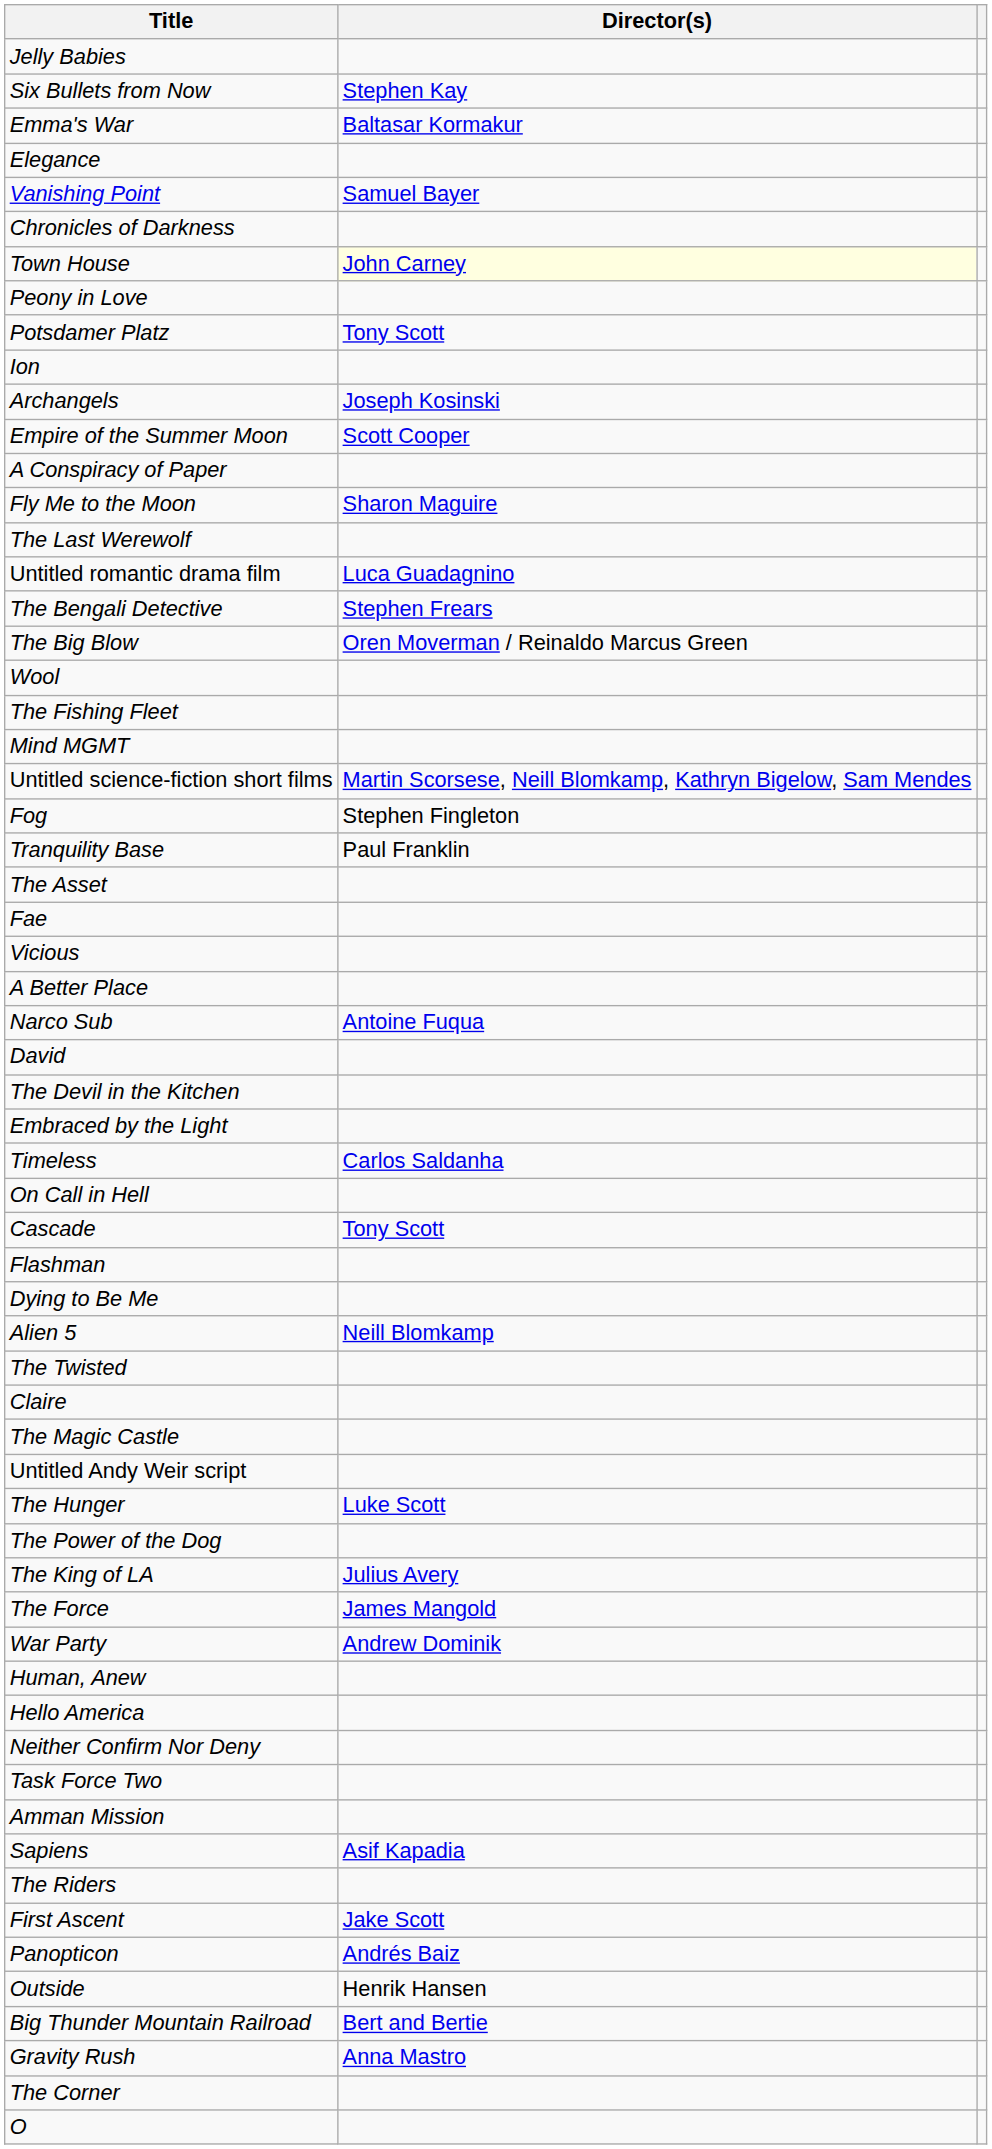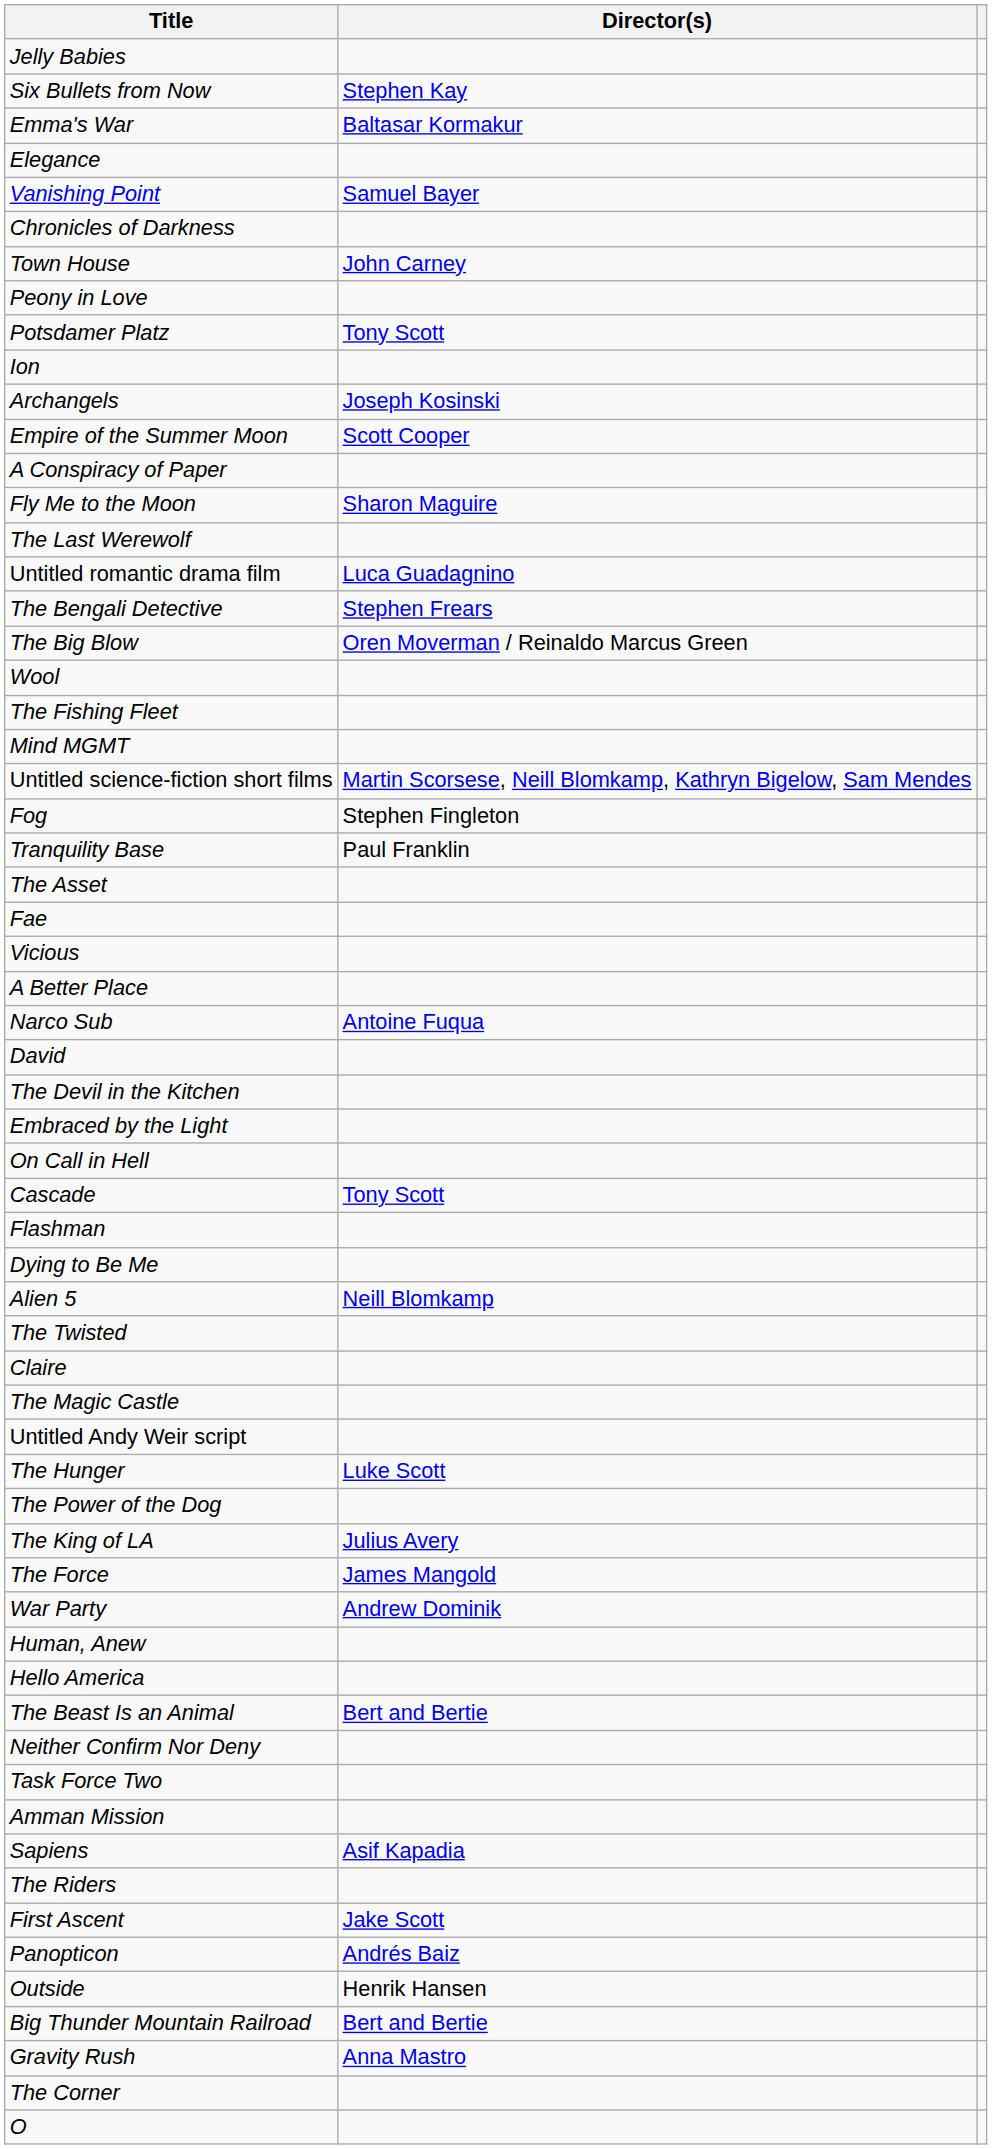(404, 263) lightyellow background -> (404, 263) no background
- row: (53, 1160)
+ row: (122, 1712)
